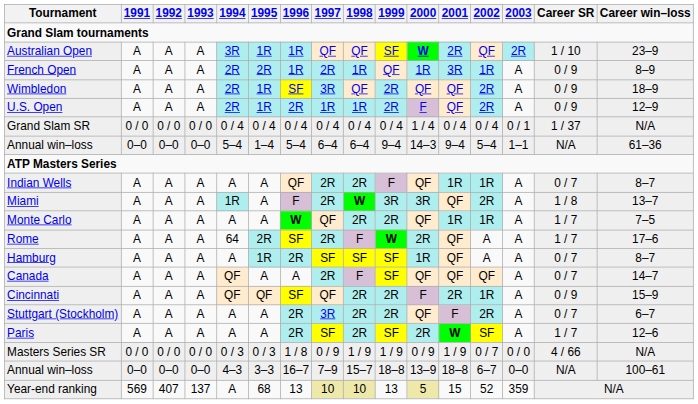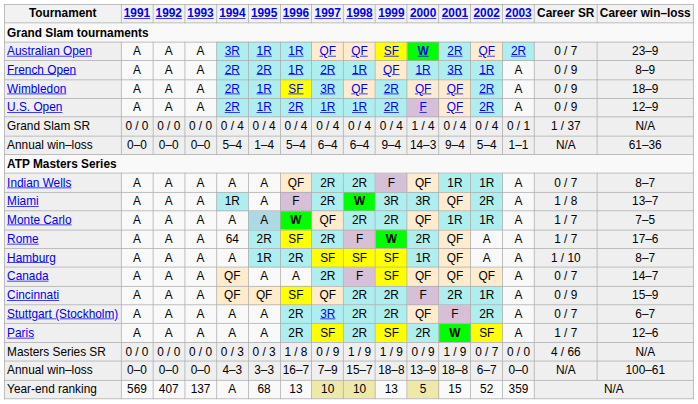(566, 51) 1 / 10 -> (566, 51) 0 / 7
(264, 220) no background -> (264, 220) lightblue background
(566, 257) 0 / 7 -> (566, 257) 1 / 10
